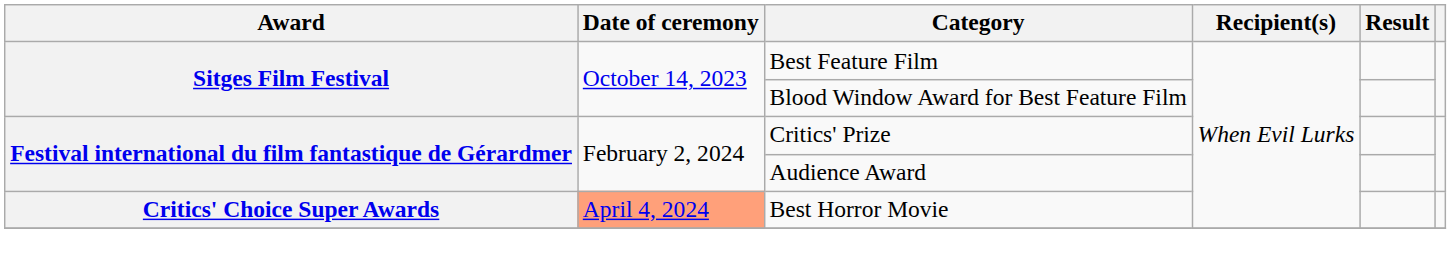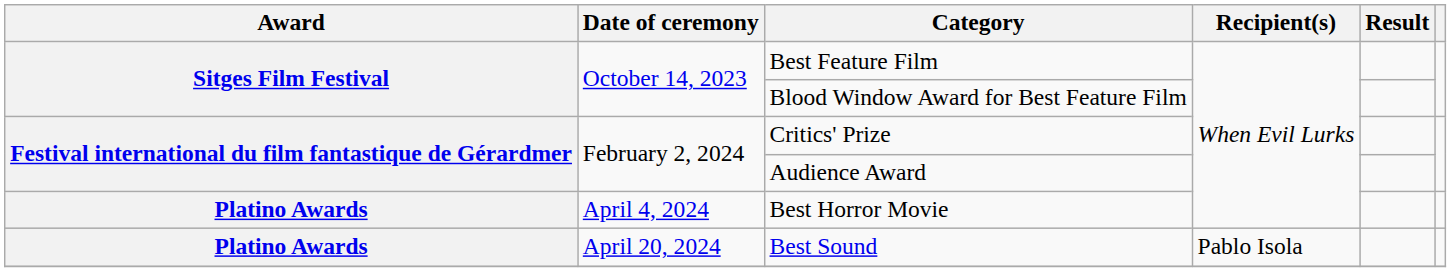(291, 209) Critics' Choice Super Awards -> (291, 209) Platino Awards
(646, 209) lightsalmon background -> (646, 209) no background
+ row: (823, 246)
